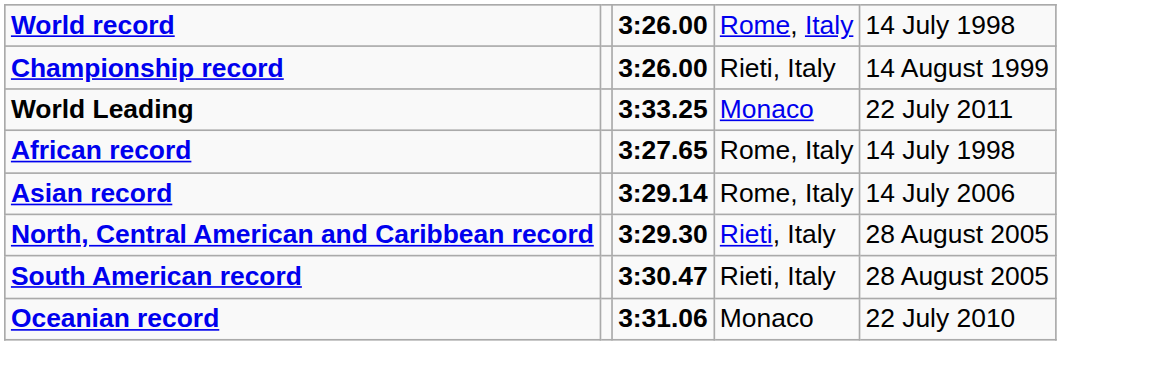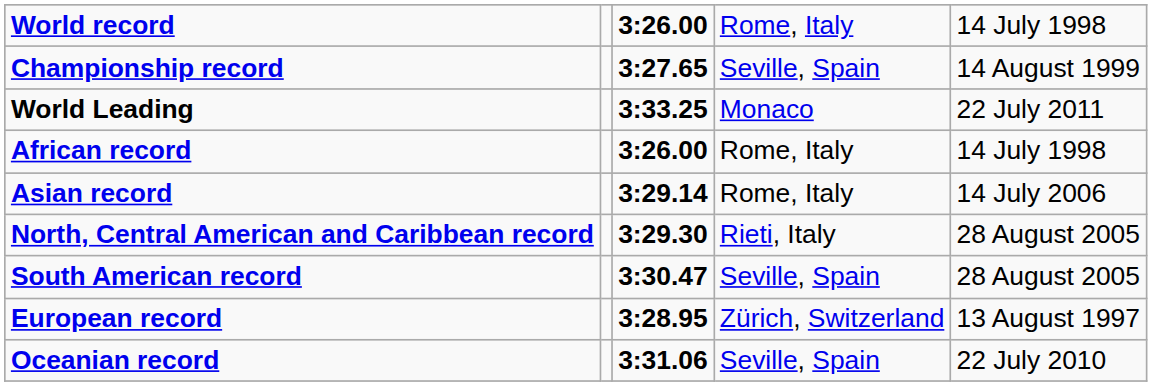(663, 67) 3:26.00 -> (663, 67) 3:27.65
(778, 67) Rieti, Italy -> (800, 67) Seville, Spain
(663, 151) 3:27.65 -> (663, 151) 3:26.00
(778, 276) Rieti, Italy -> (800, 276) Seville, Spain
+ row: (117, 318)
(767, 318) Monaco -> (800, 360) Seville, Spain
